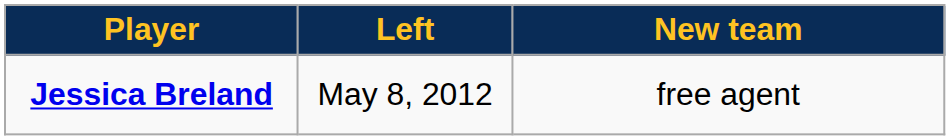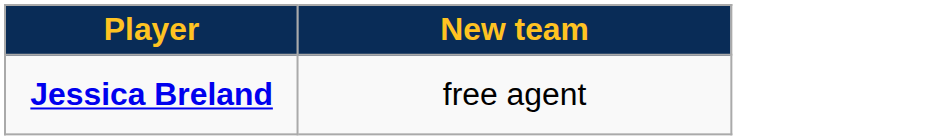- column: (405, 29)
